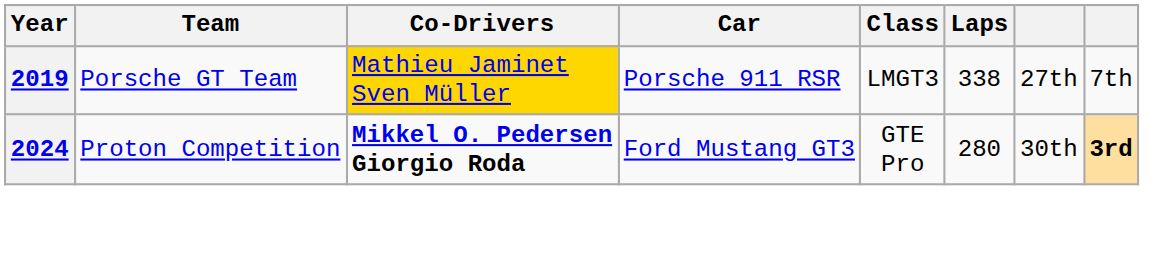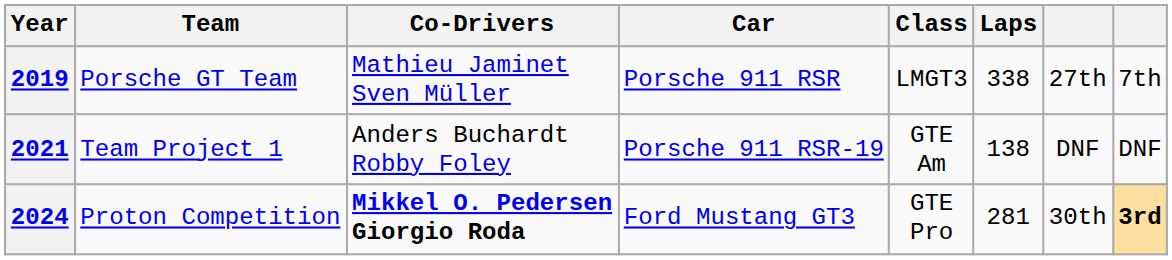(460, 80) gold background -> (460, 80) no background
+ row: (40, 149)
(979, 149) 280 -> (1008, 219) 281
